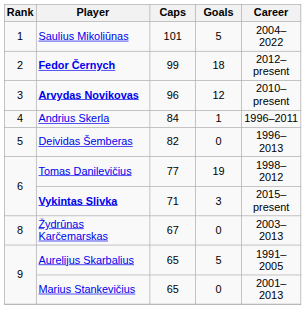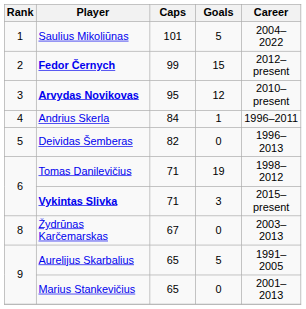(218, 65) 18 -> (218, 65) 15
(173, 95) 96 -> (173, 95) 95
(173, 171) 77 -> (173, 171) 71
